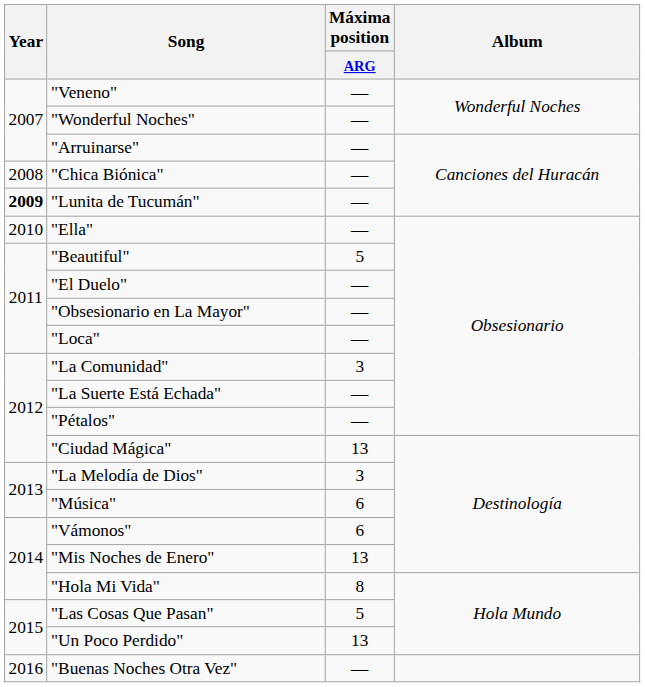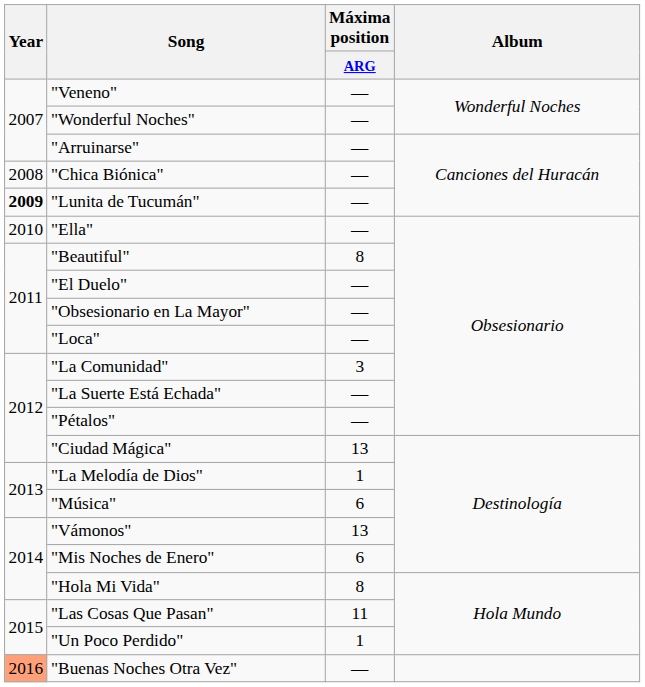(360, 256) 5 -> (360, 256) 8
(360, 476) 3 -> (360, 476) 1
(360, 530) 6 -> (360, 530) 13
(360, 558) 13 -> (360, 558) 6
(360, 613) 5 -> (360, 613) 11
(360, 640) 13 -> (360, 640) 1
(26, 667) no background -> (26, 667) lightsalmon background
